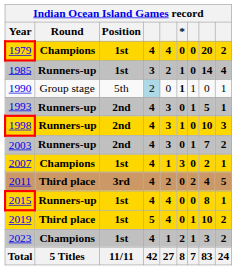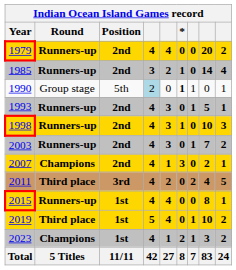(68, 50) Champions -> (68, 50) Runners-up
(121, 50) 1st -> (121, 50) 2nd
(121, 70) 1st -> (121, 70) 2nd
(121, 163) 1st -> (121, 163) 2nd
